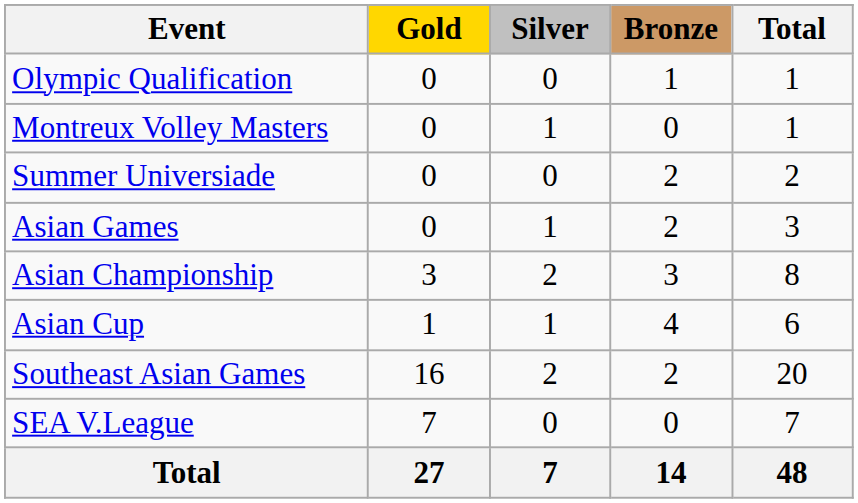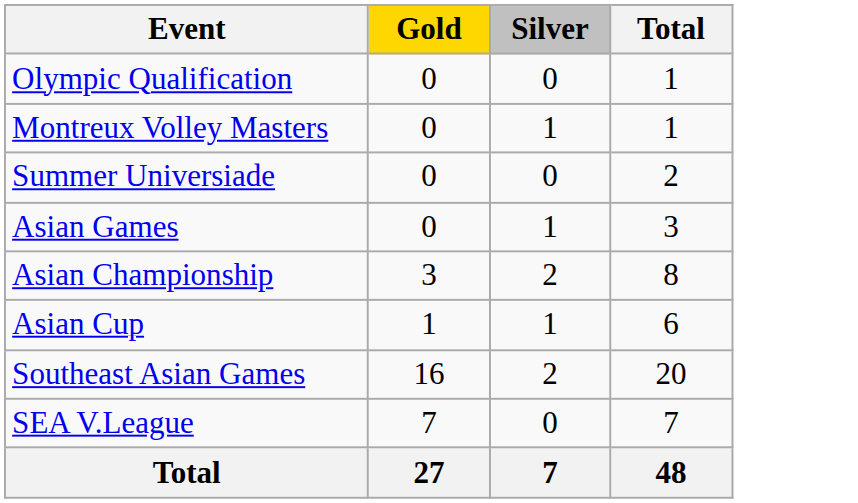- column: (671, 29)
